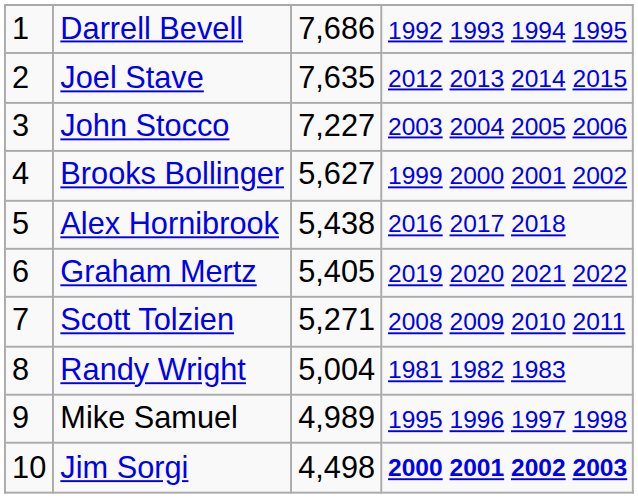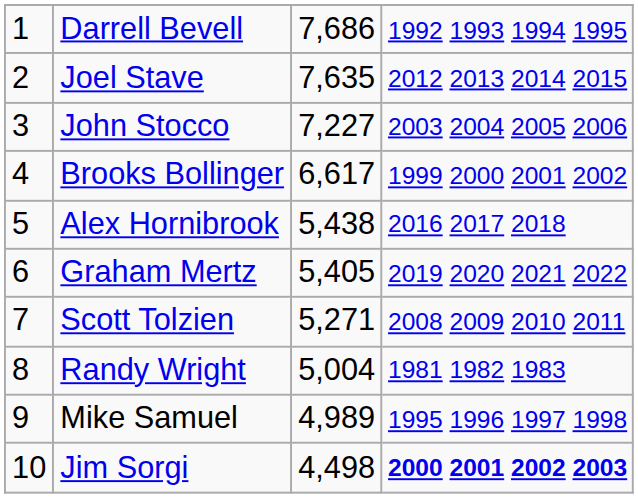(337, 175) 5,627 -> (337, 175) 6,617
